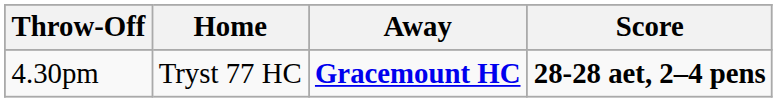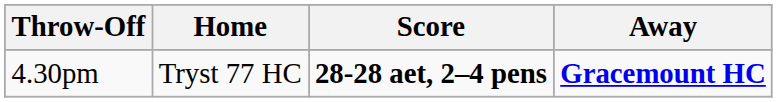columns swapped: (418, 27) <-> (650, 27)
